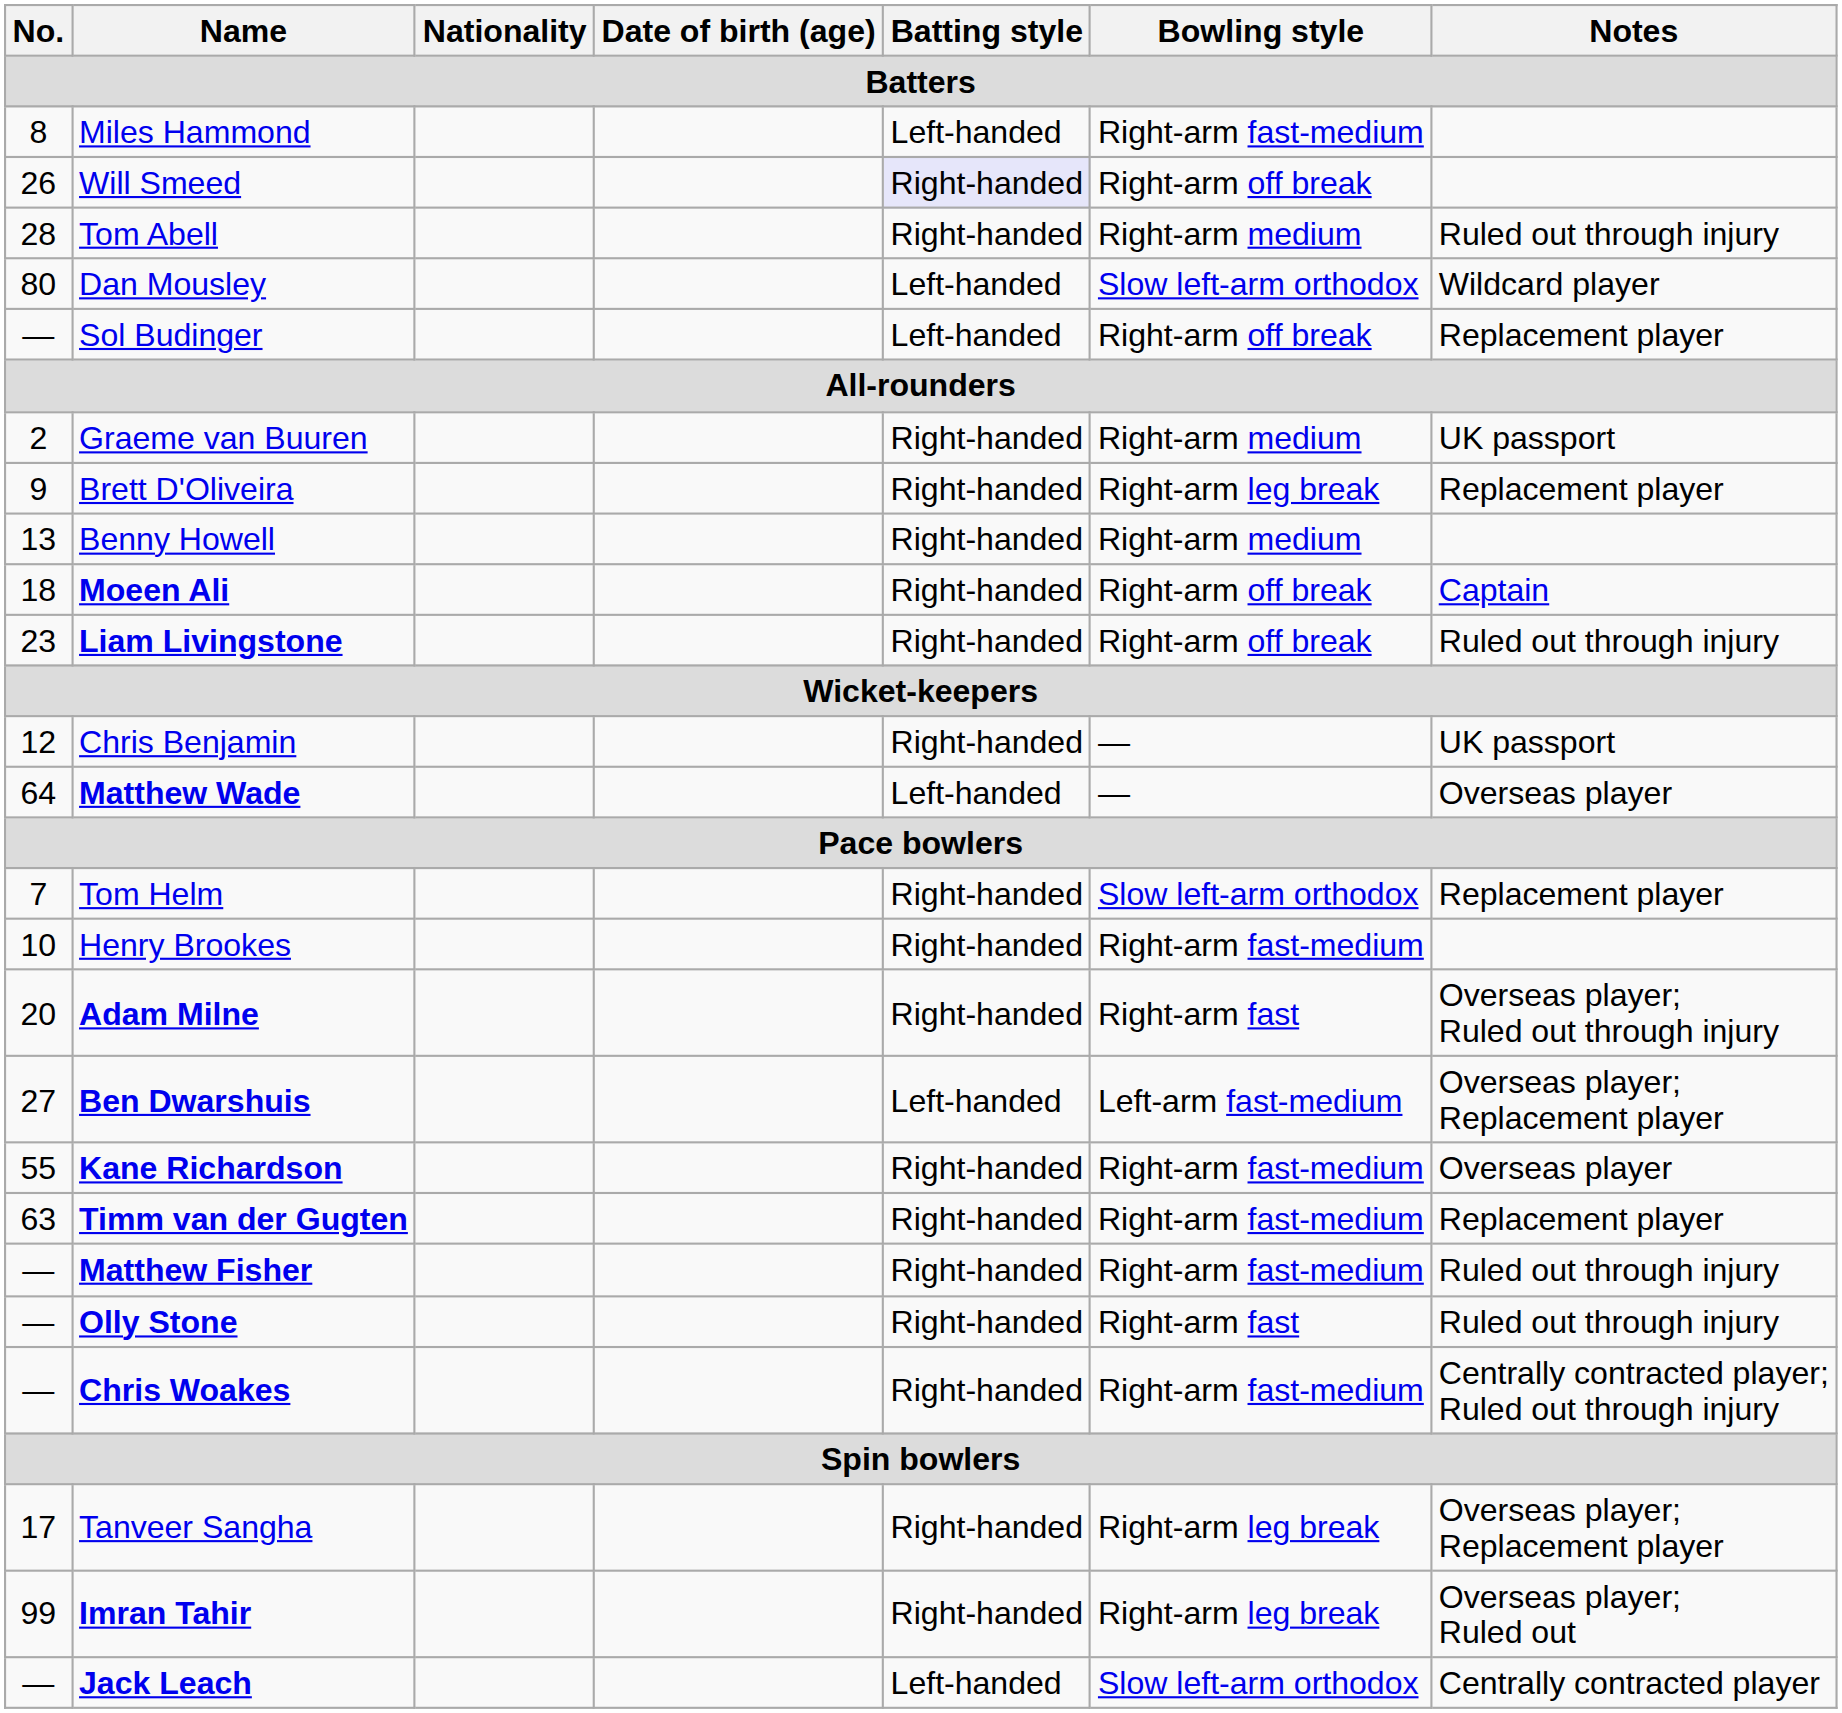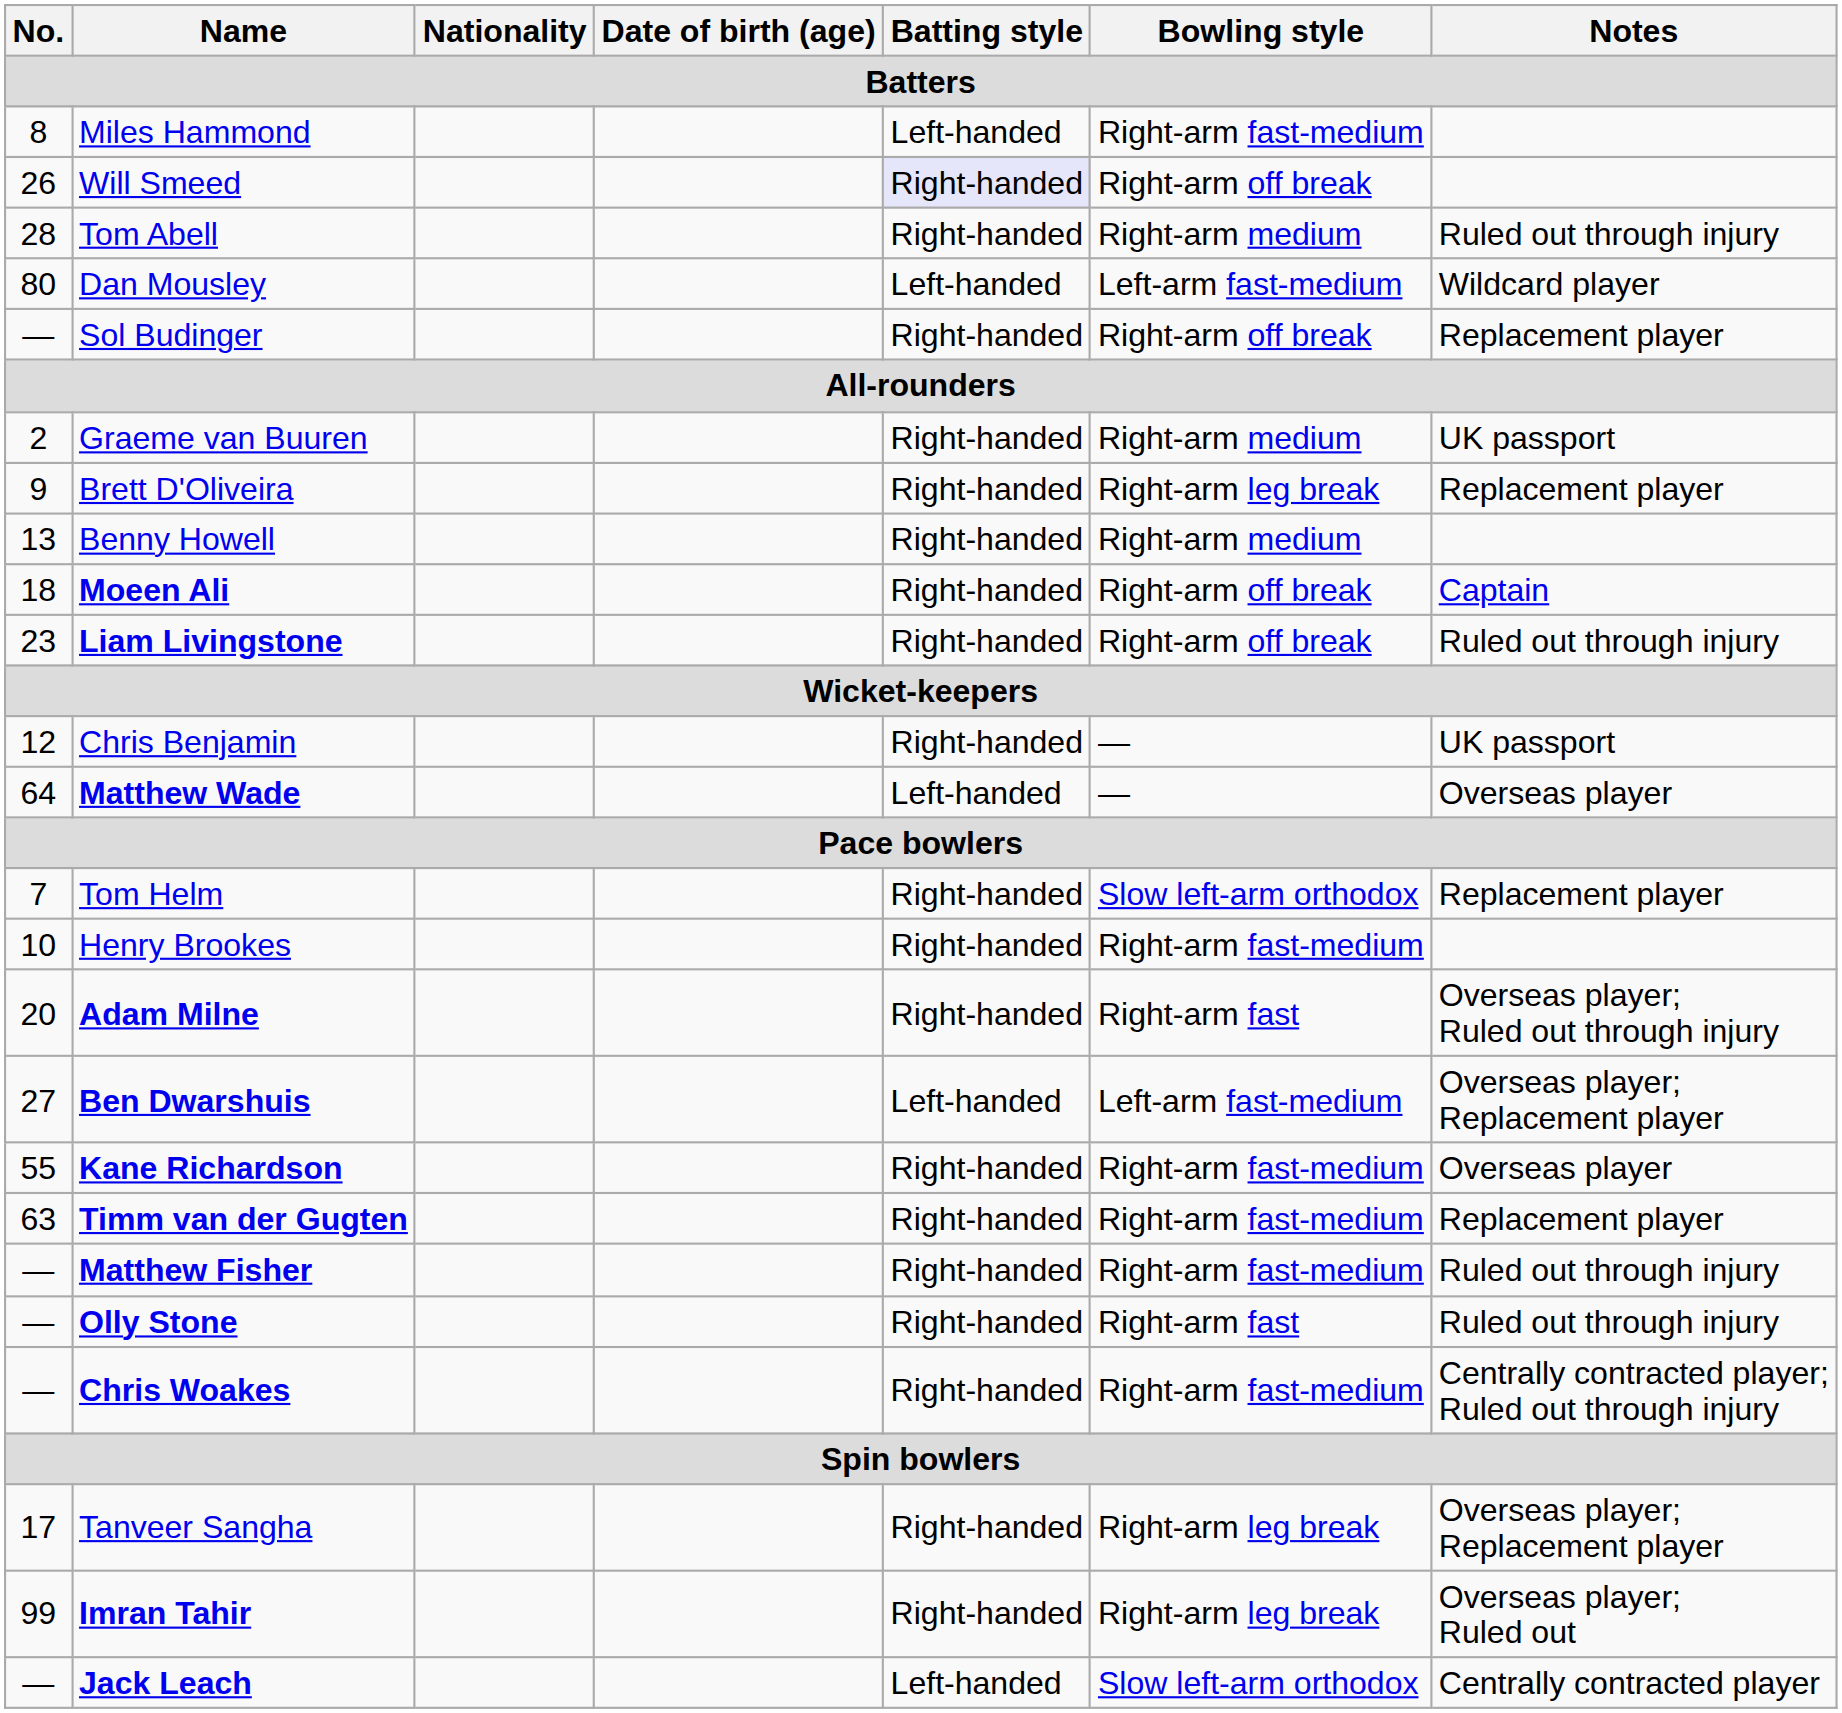(1258, 284) Slow left-arm orthodox -> (1250, 284) Left-arm fast-medium
(976, 335) Left-handed -> (987, 335) Right-handed
